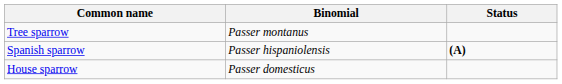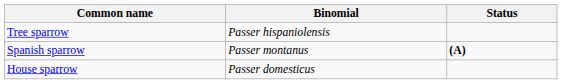(268, 32) Passer montanus -> (279, 32) Passer hispaniolensis
(279, 50) Passer hispaniolensis -> (268, 50) Passer montanus
